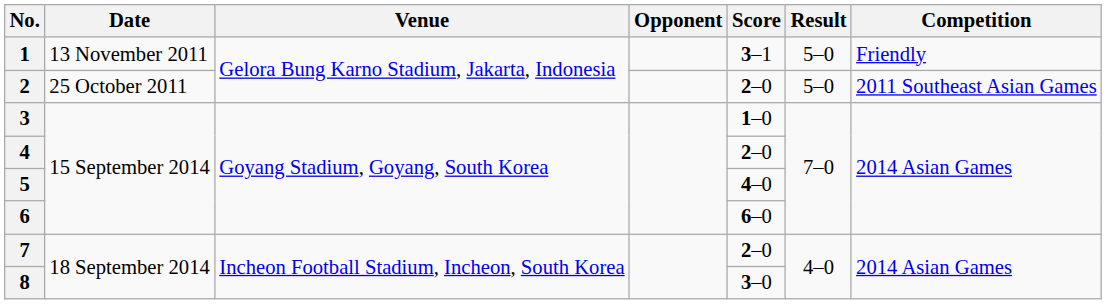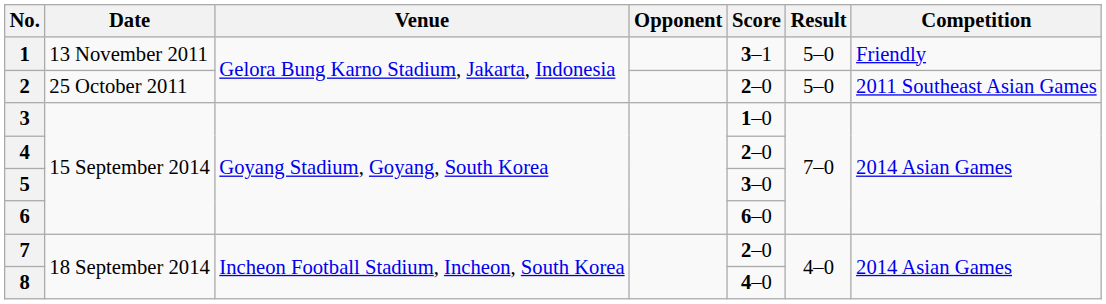(756, 184) 4–0 -> (756, 184) 3–0
(756, 282) 3–0 -> (756, 282) 4–0
